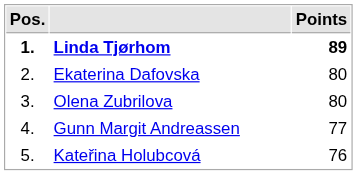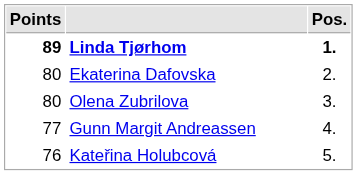columns swapped: (28, 19) <-> (322, 19)
